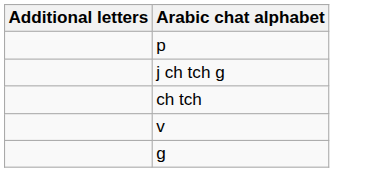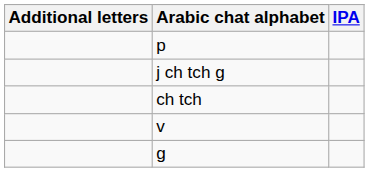+ column: (346, 18)
